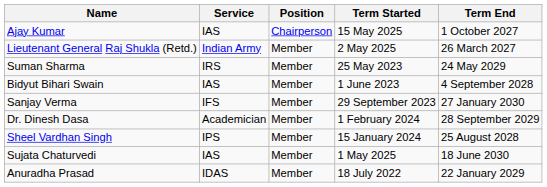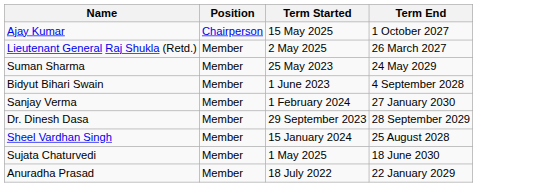- column: (234, 13)
(387, 102) 29 September 2023 -> (309, 102) 1 February 2024
(379, 119) 1 February 2024 -> (317, 119) 29 September 2023
